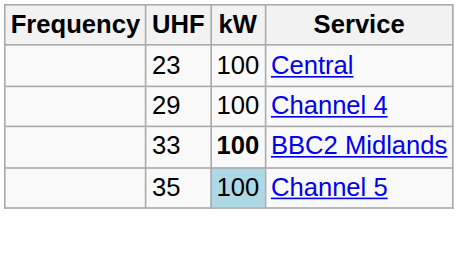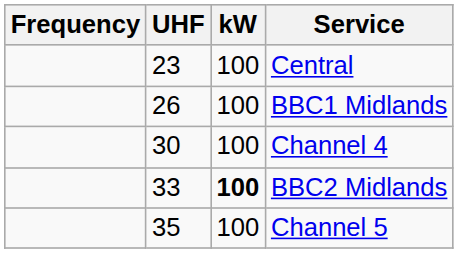+ row: (359, 106)
(166, 106) 29 -> (166, 146) 30
(238, 187) lightblue background -> (238, 227) no background
